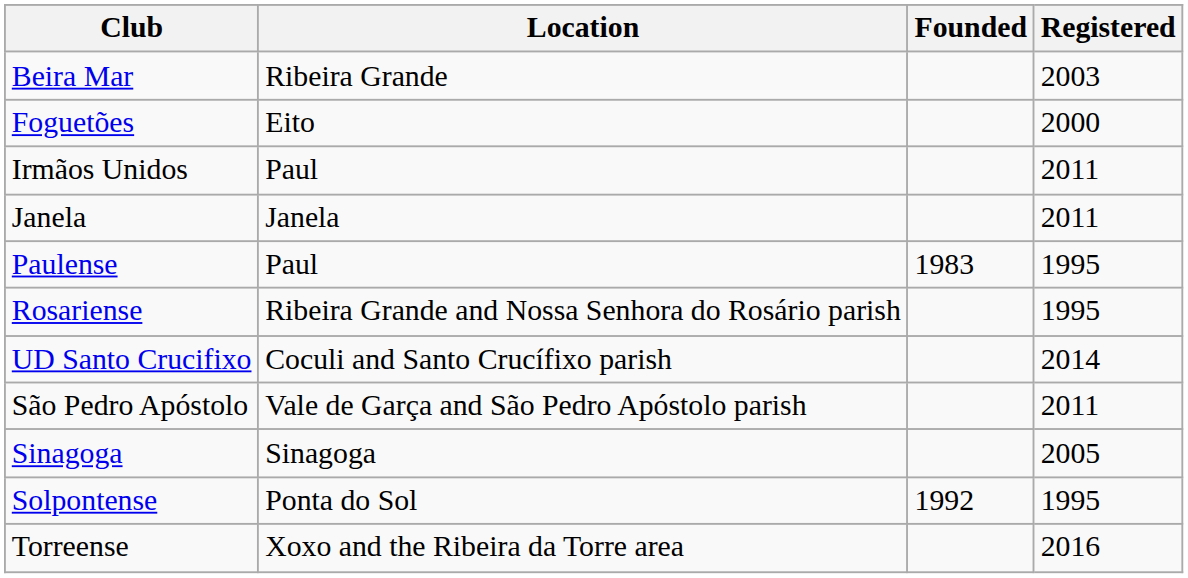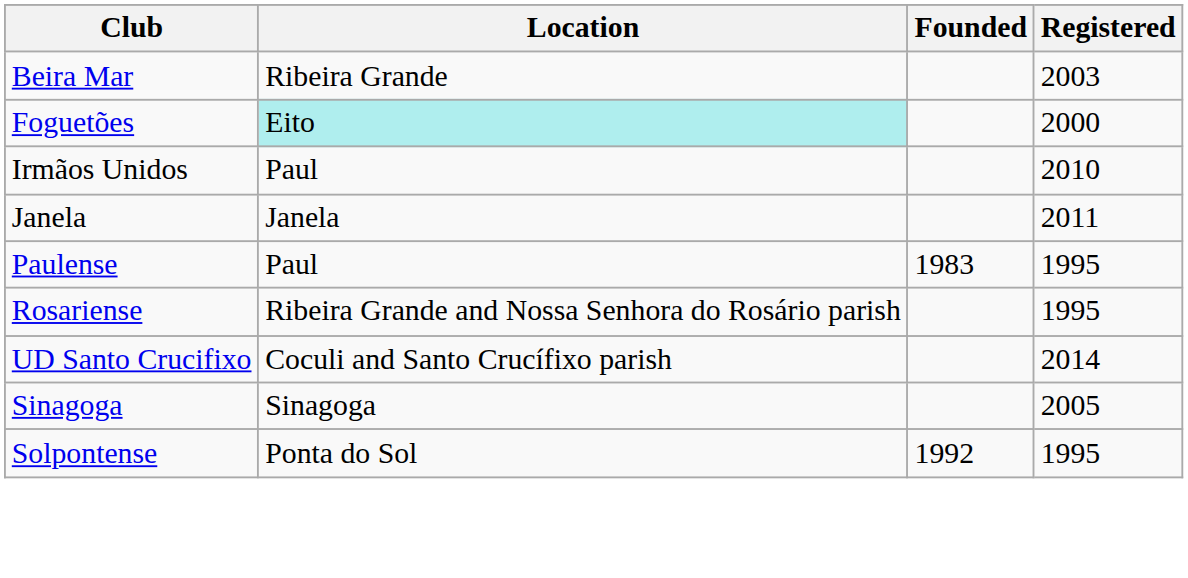(290, 122) no background -> (290, 122) paleturquoise background
(1070, 169) 2011 -> (1070, 169) 2010
- row: (130, 405)
- row: (70, 547)
